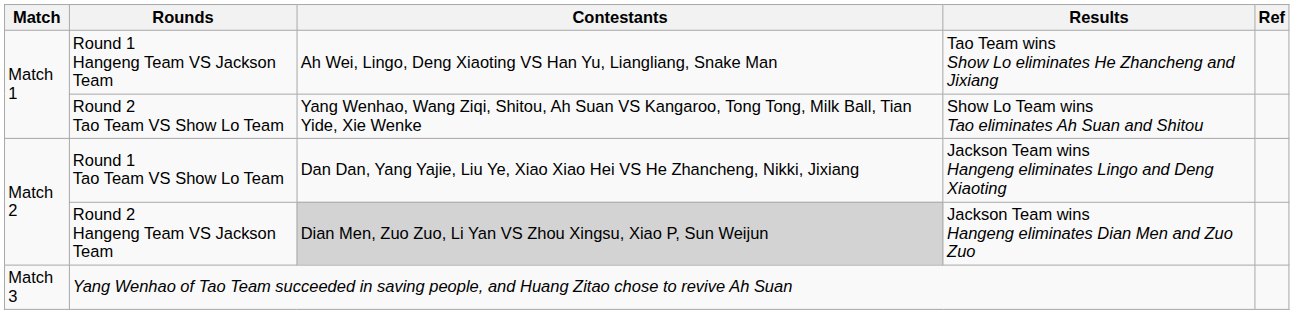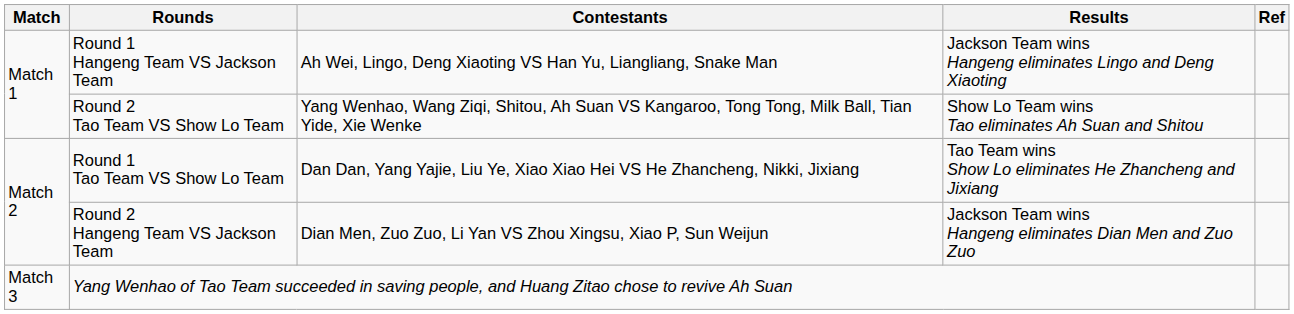(1091, 62) Tao Team wins Show Lo eliminates He Zhancheng and Jixiang -> (1080, 62) Jackson Team wins Hangeng eliminates Lingo and Deng Xiaoting
(1080, 170) Jackson Team wins Hangeng eliminates Lingo and Deng Xiaoting -> (1091, 170) Tao Team wins Show Lo eliminates He Zhancheng and Jixiang
(535, 233) lightgrey background -> (535, 233) no background
